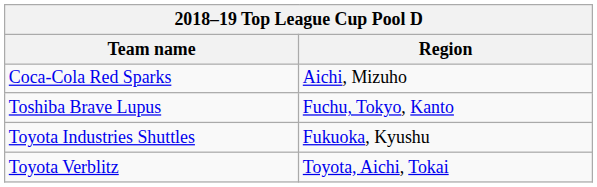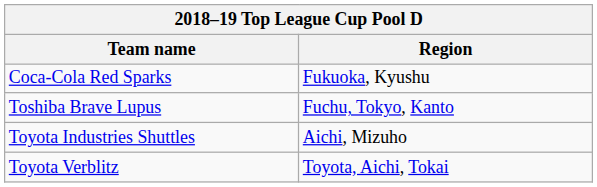(355, 78) Aichi, Mizuho -> (366, 78) Fukuoka, Kyushu
(366, 137) Fukuoka, Kyushu -> (355, 137) Aichi, Mizuho
